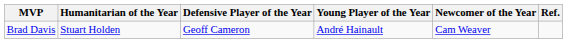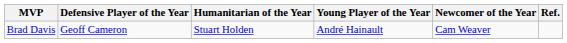columns swapped: (247, 13) <-> (119, 13)
